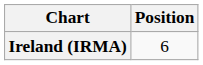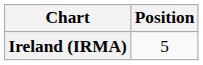(164, 45) 6 -> (164, 45) 5
